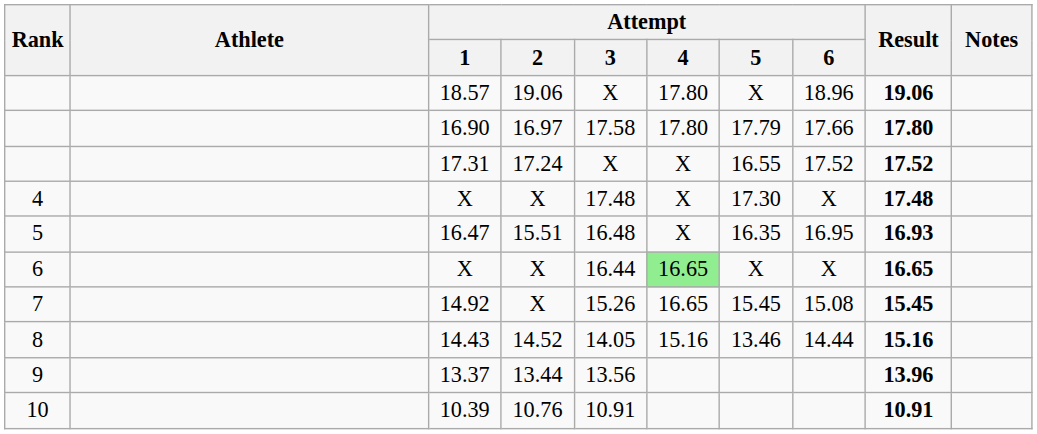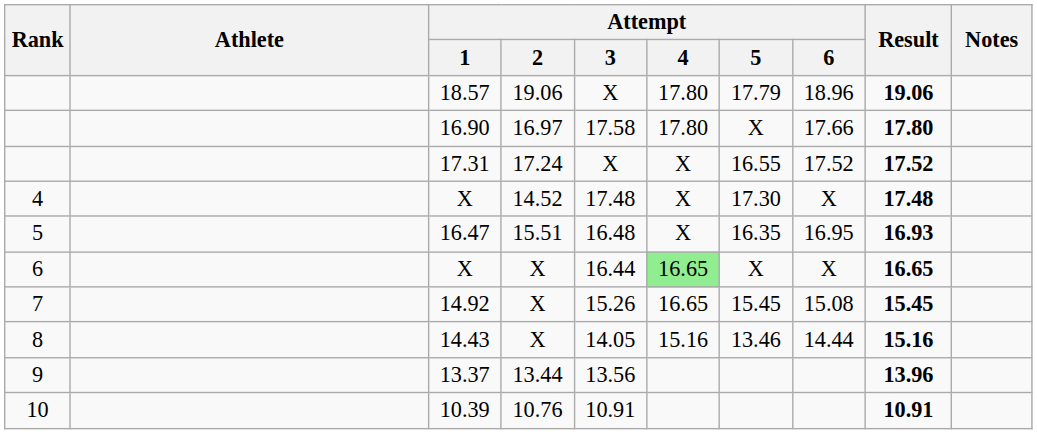(756, 92) X -> (756, 92) 17.79
(756, 127) 17.79 -> (756, 127) X
(537, 198) X -> (537, 198) 14.52
(537, 339) 14.52 -> (537, 339) X
